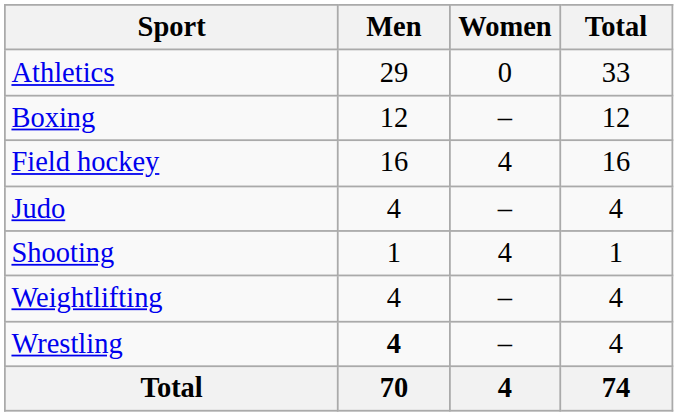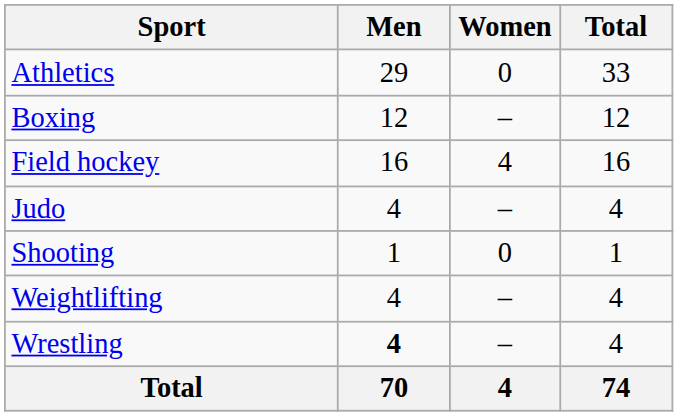(505, 252) 4 -> (505, 252) 0
